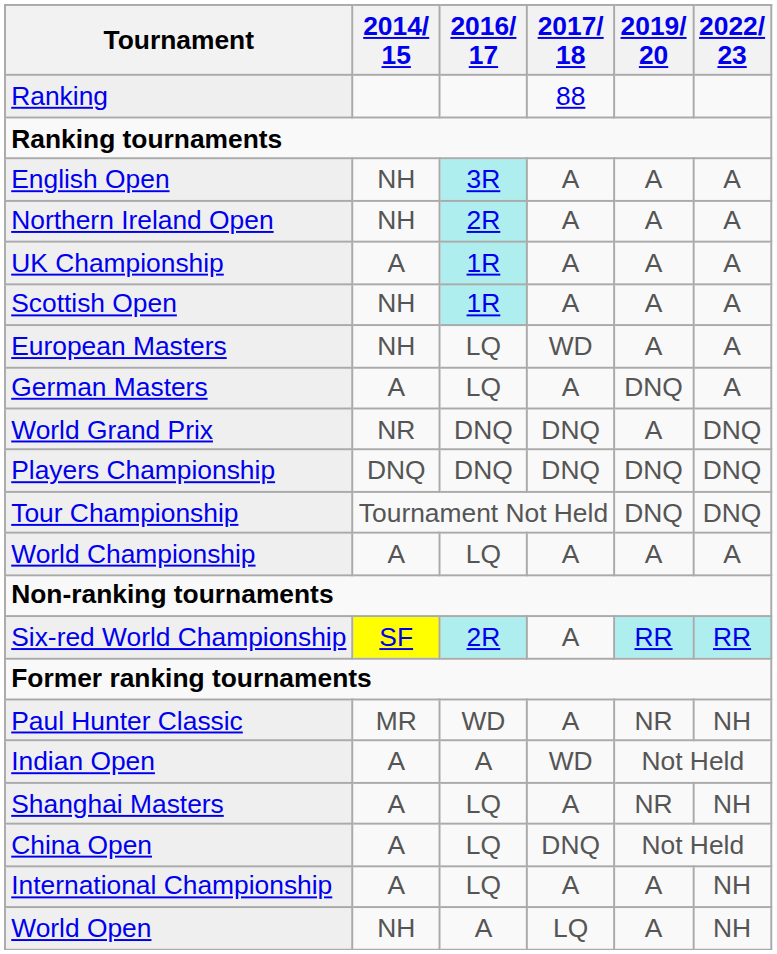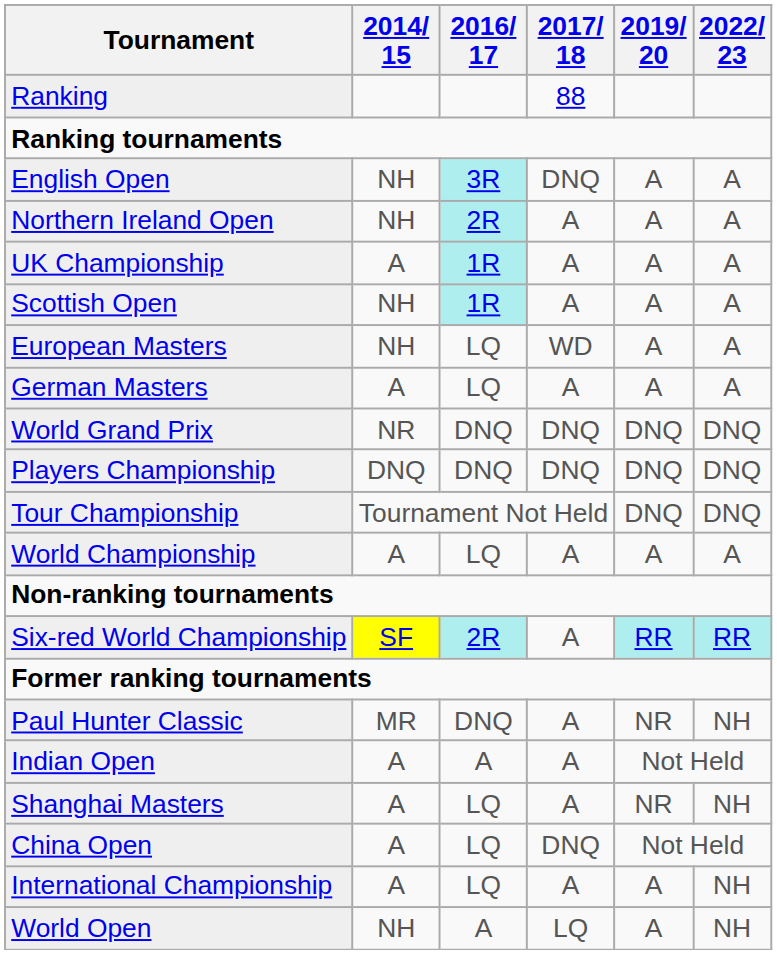(571, 179) A -> (571, 179) DNQ
(654, 387) DNQ -> (654, 387) A
(654, 429) A -> (654, 429) DNQ
(483, 720) WD -> (483, 720) DNQ
(571, 761) WD -> (571, 761) A
